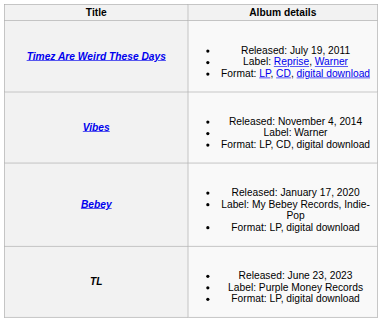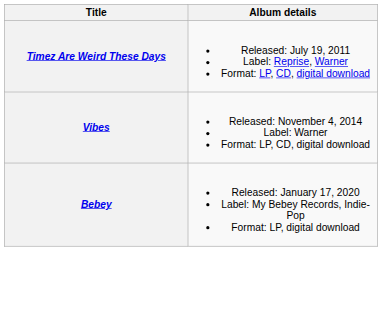- row: (96, 281)
